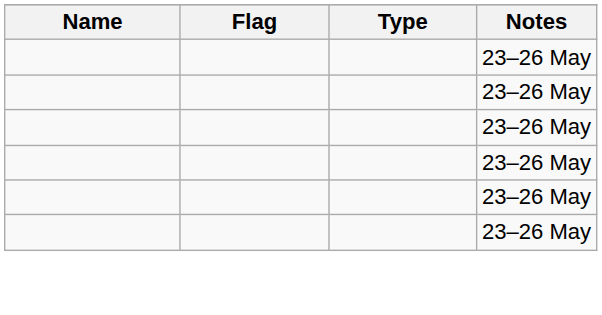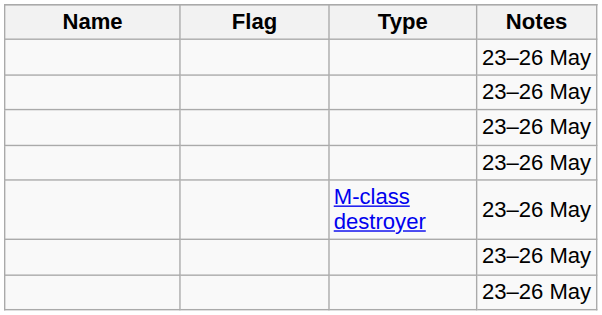+ row: (93, 210)
